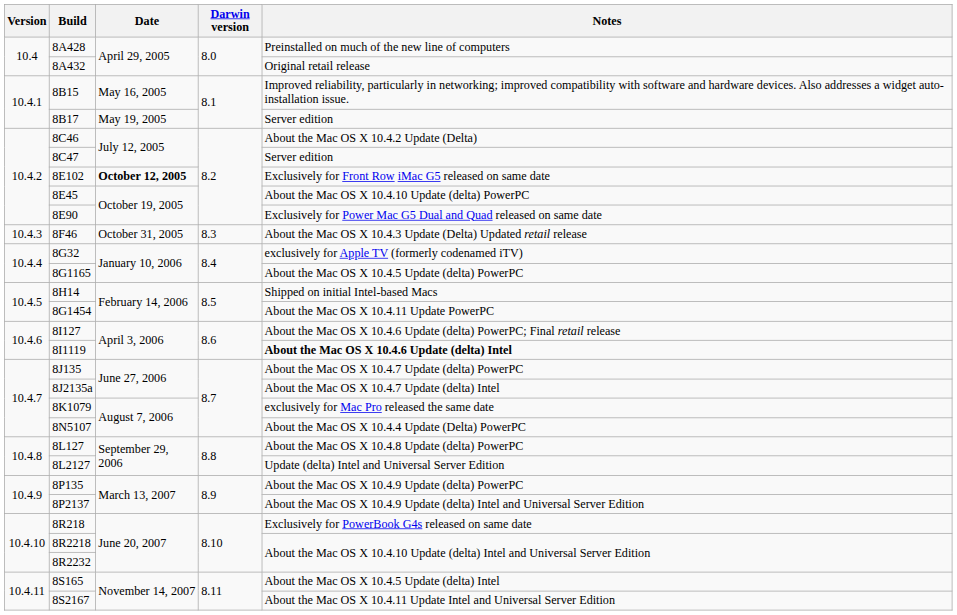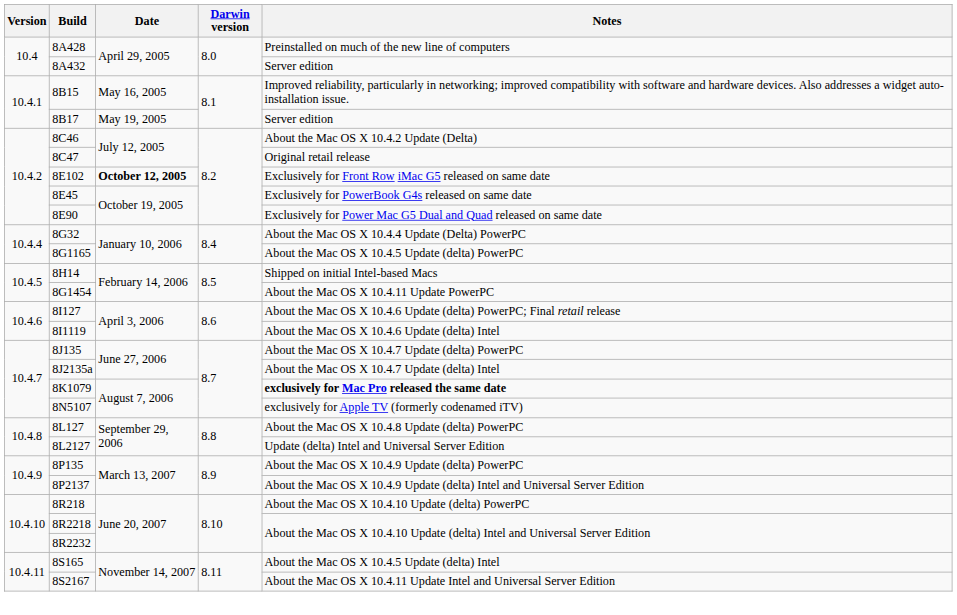(317, 66) Original retail release -> (299, 66) Server edition
(299, 157) Server edition -> (317, 157) Original retail release
(397, 195) About the Mac OS X 10.4.10 Update (delta) PowerPC -> (398, 195) Exclusively for PowerBook G4s released on same date
- row: (65, 234)
(394, 253) exclusively for Apple TV (formerly codenamed iTV) -> (395, 234) About the Mac OS X 10.4.4 Update (Delta) PowerPC
(388, 350) bold -> (382, 330) normal
(379, 407) normal -> (385, 388) bold
(395, 427) About the Mac OS X 10.4.4 Update (Delta) PowerPC -> (394, 407) exclusively for Apple TV (formerly codenamed iTV)
(398, 523) Exclusively for PowerBook G4s released on same date -> (397, 504) About the Mac OS X 10.4.10 Update (delta) PowerPC
